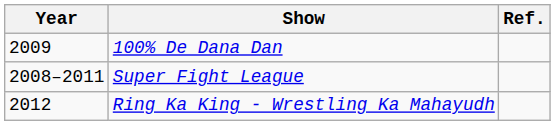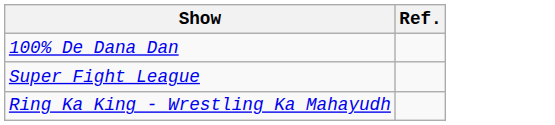- column: (57, 19)
